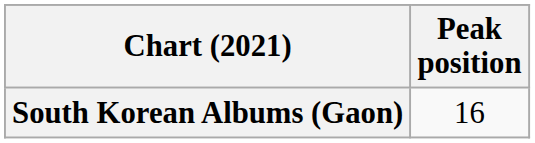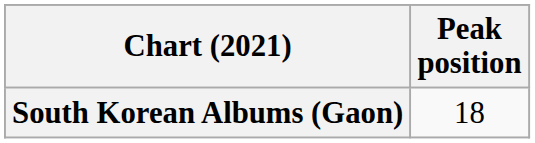(469, 112) 16 -> (469, 112) 18
